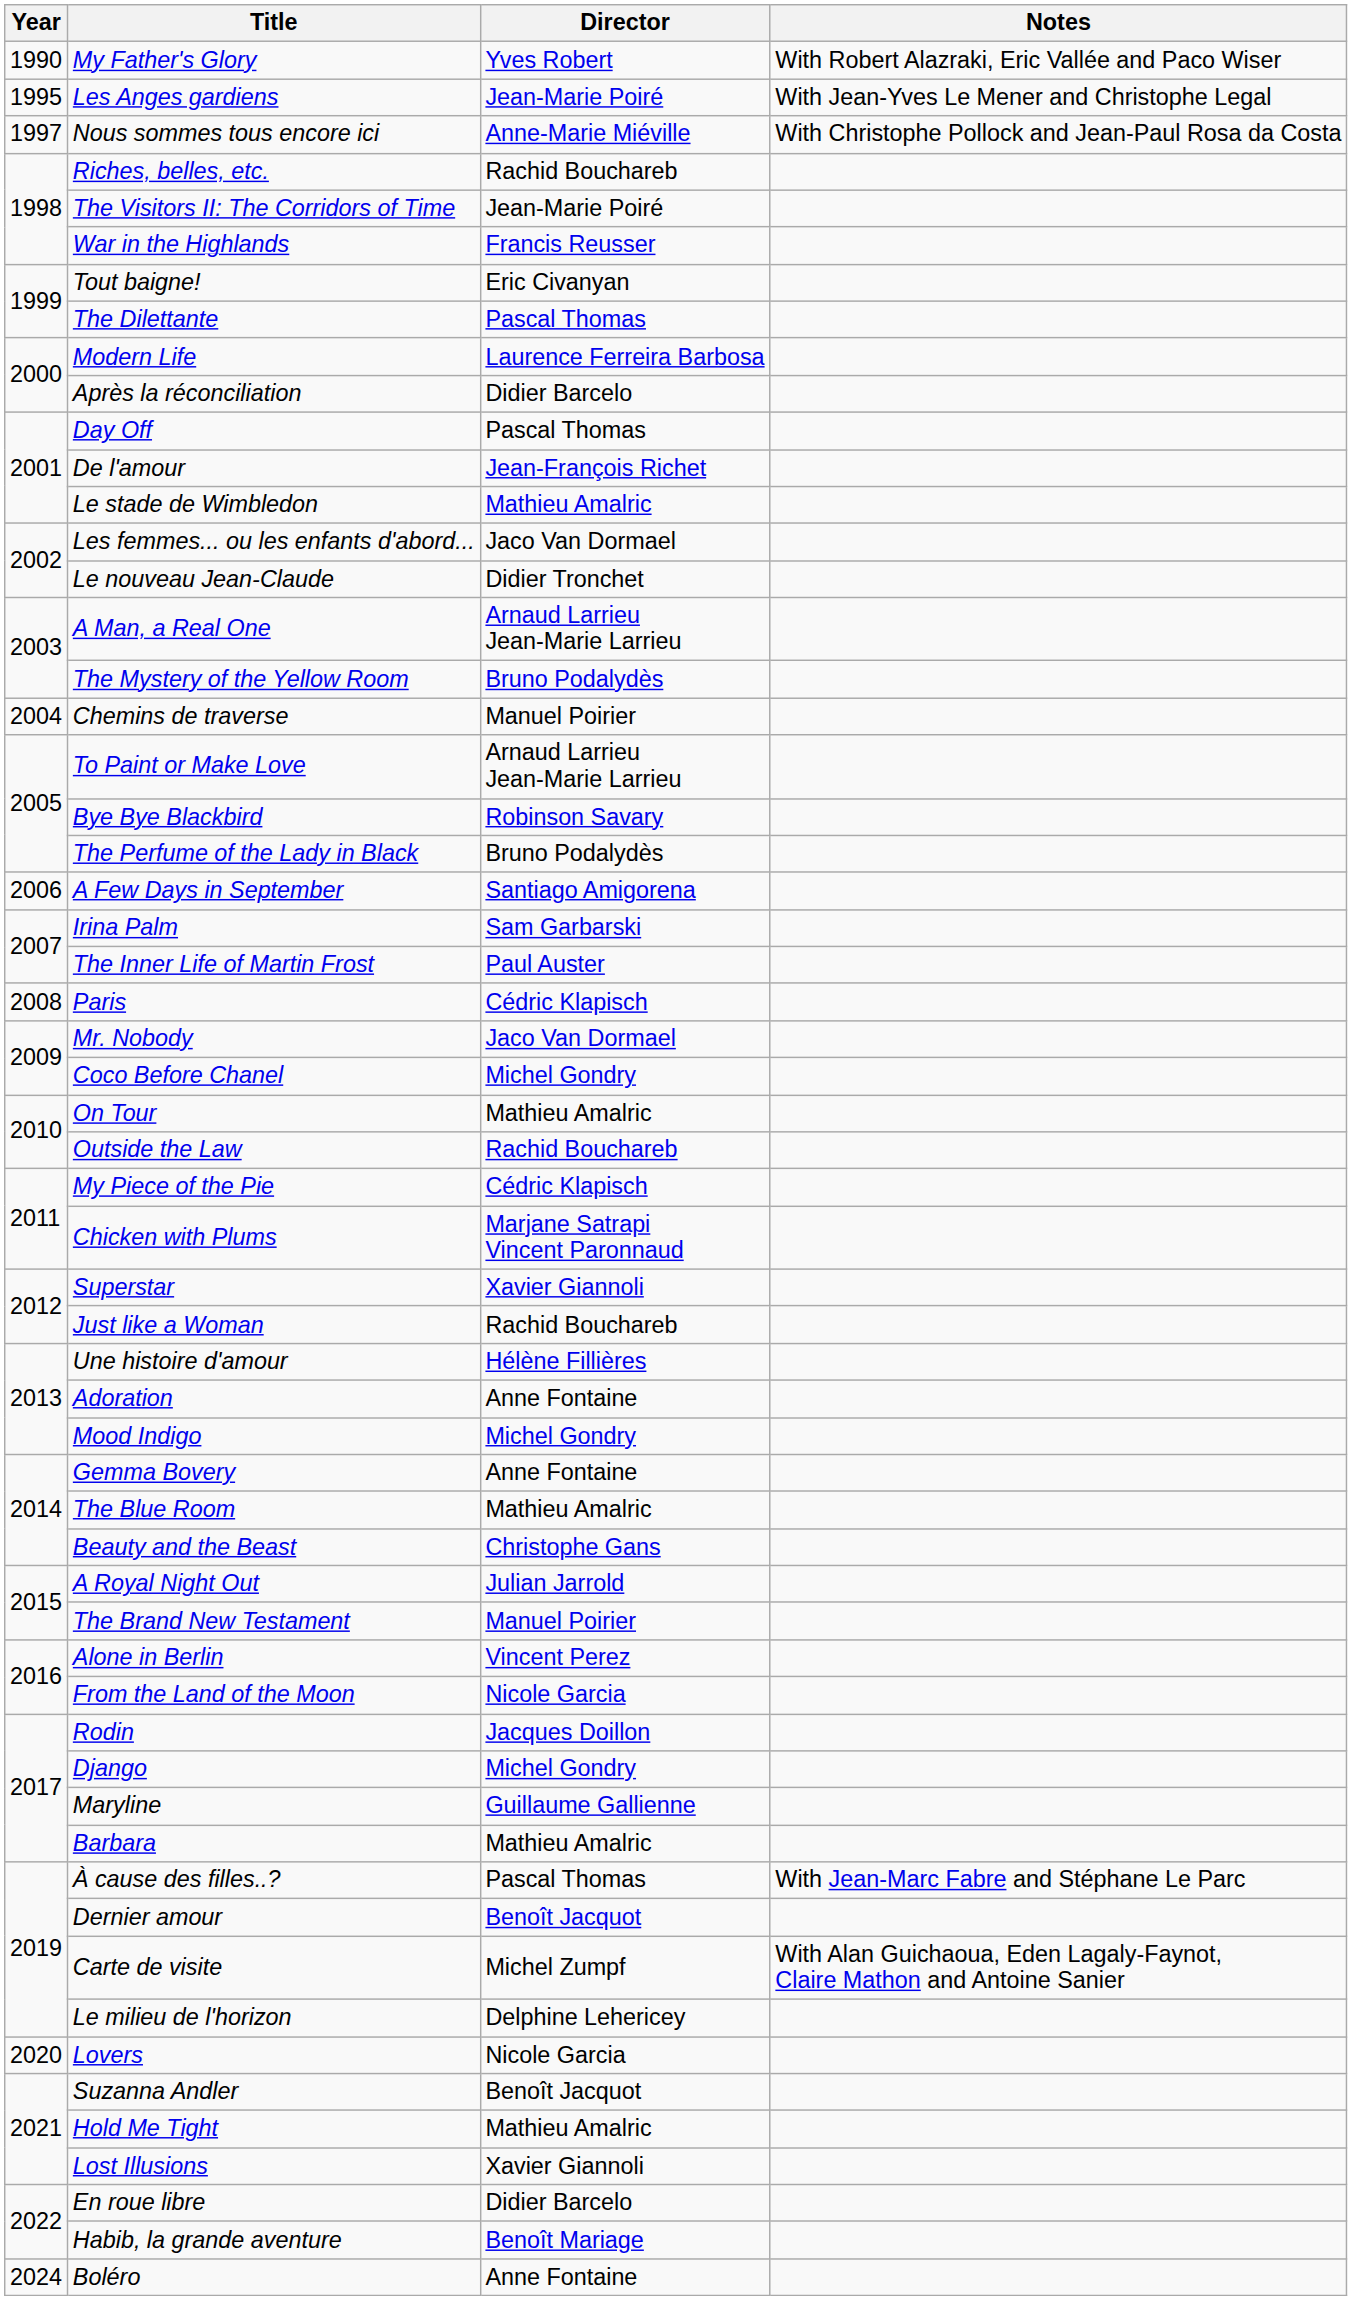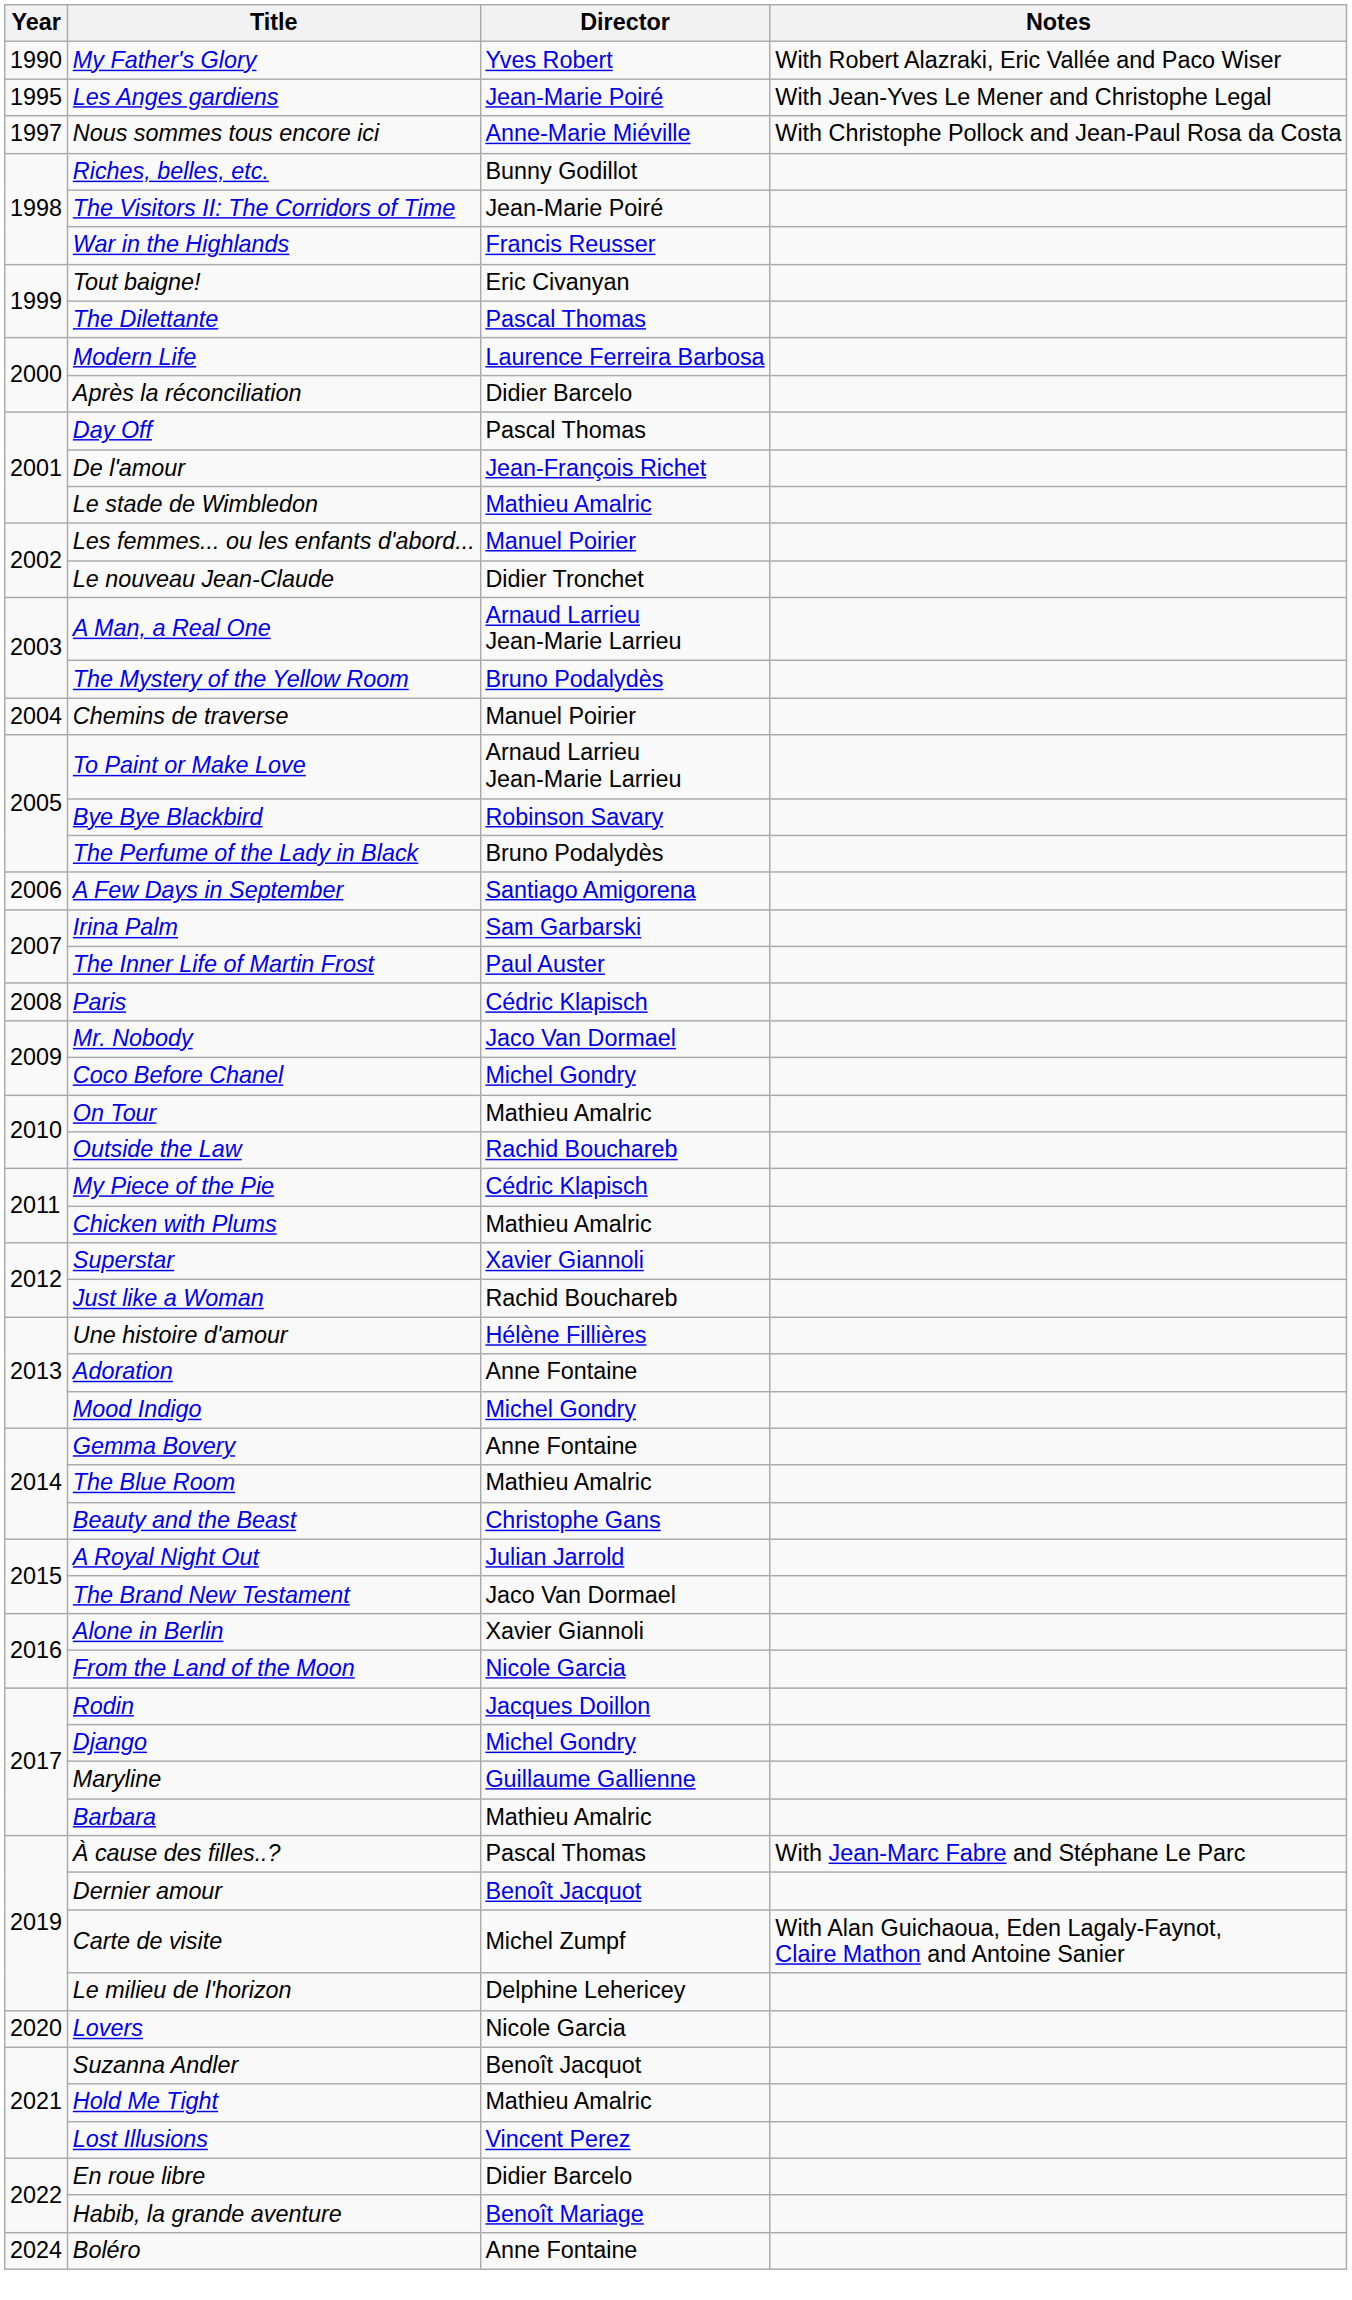(582, 171) Rachid Bouchareb -> (561, 171) Bunny Godillot
(581, 541) Jaco Van Dormael -> (561, 541) Manuel Poirier
(585, 1237) Marjane Satrapi Vincent Paronnaud -> (569, 1224) Mathieu Amalric
(561, 1620) Manuel Poirier -> (581, 1594) Jaco Van Dormael
(558, 1657) Vincent Perez -> (565, 1631) Xavier Giannoli
(565, 2165) Xavier Giannoli -> (558, 2139) Vincent Perez
